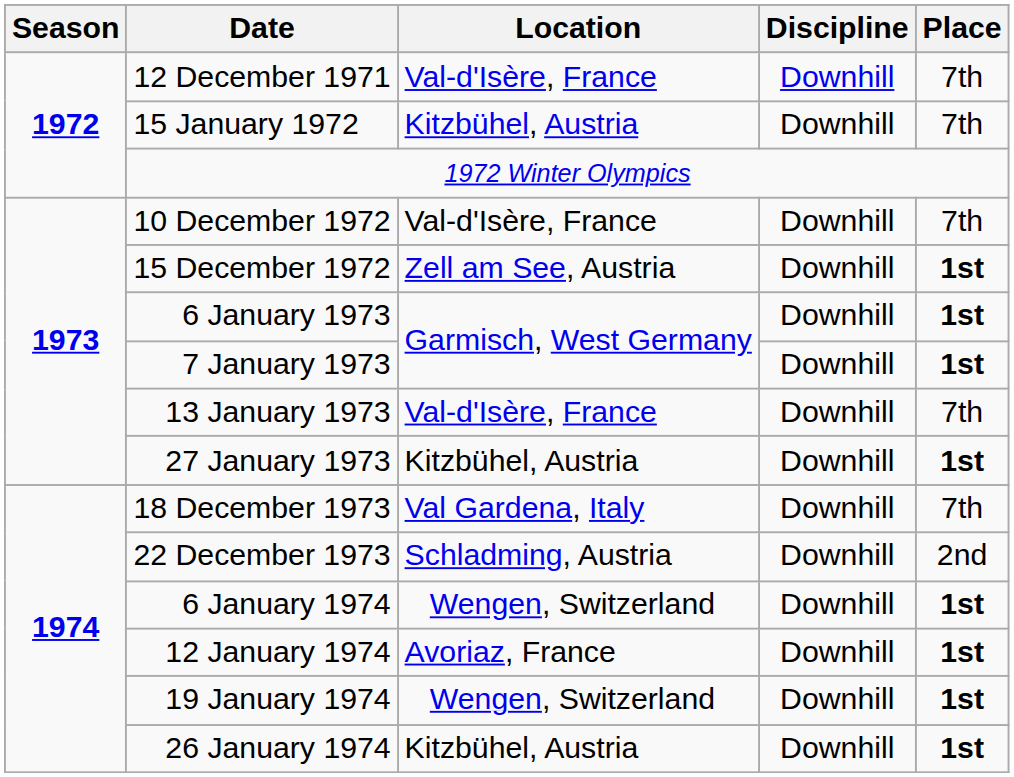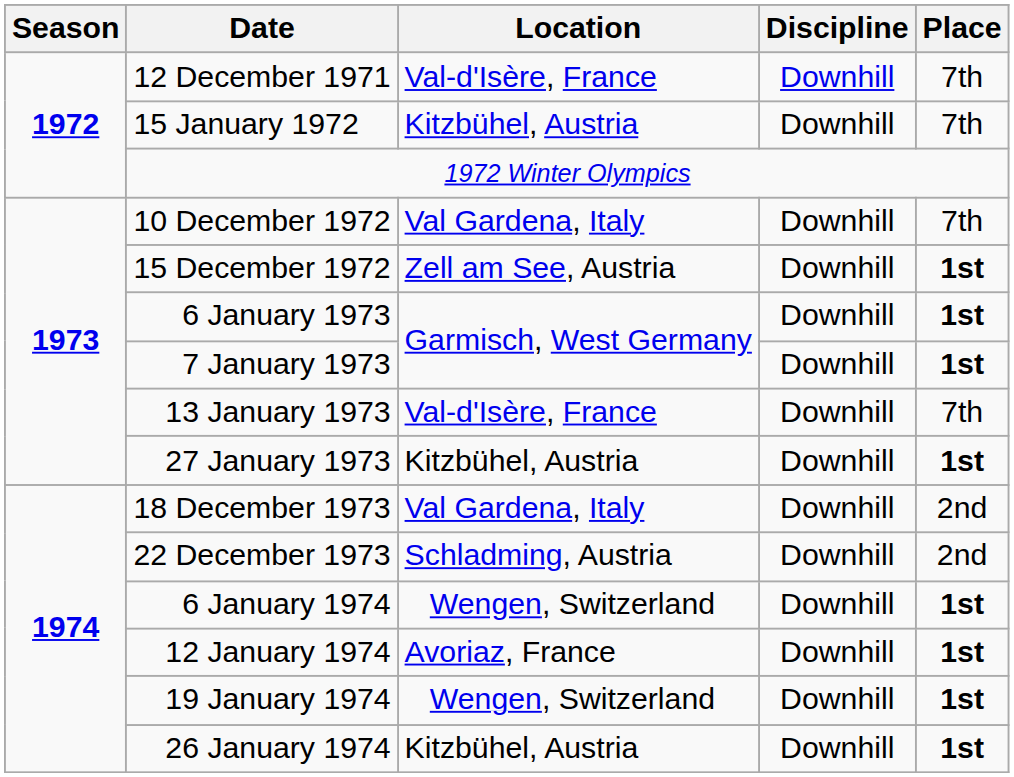(531, 220) Val-d'Isère, France -> (525, 220) Val Gardena, Italy
(962, 508) 7th -> (962, 508) 2nd
